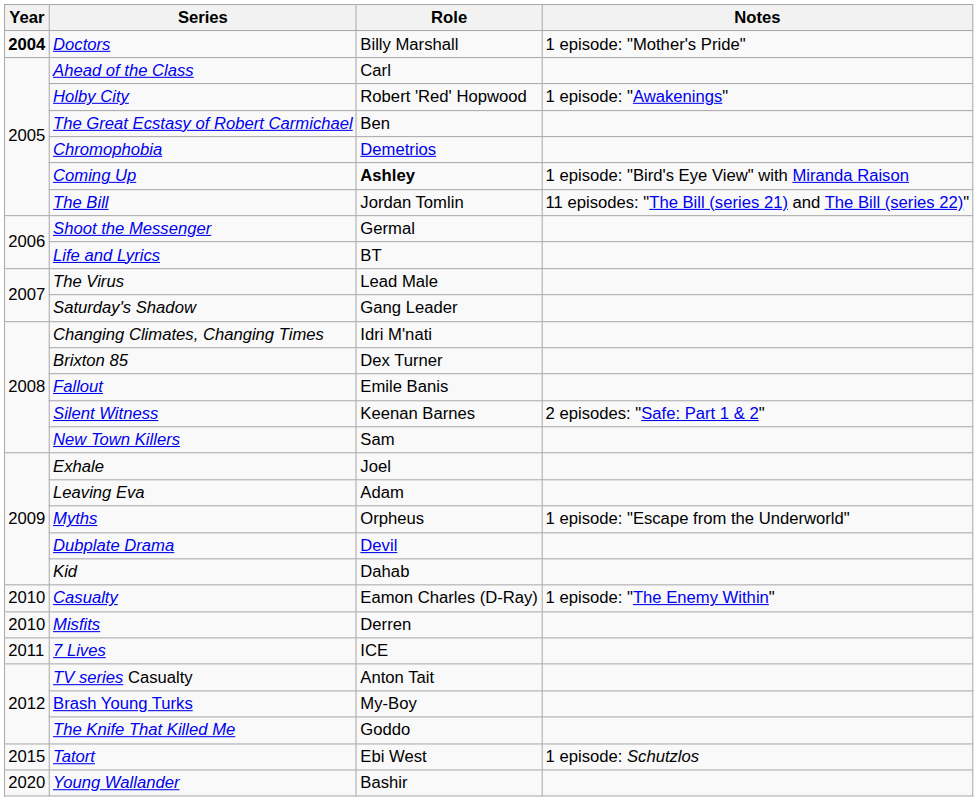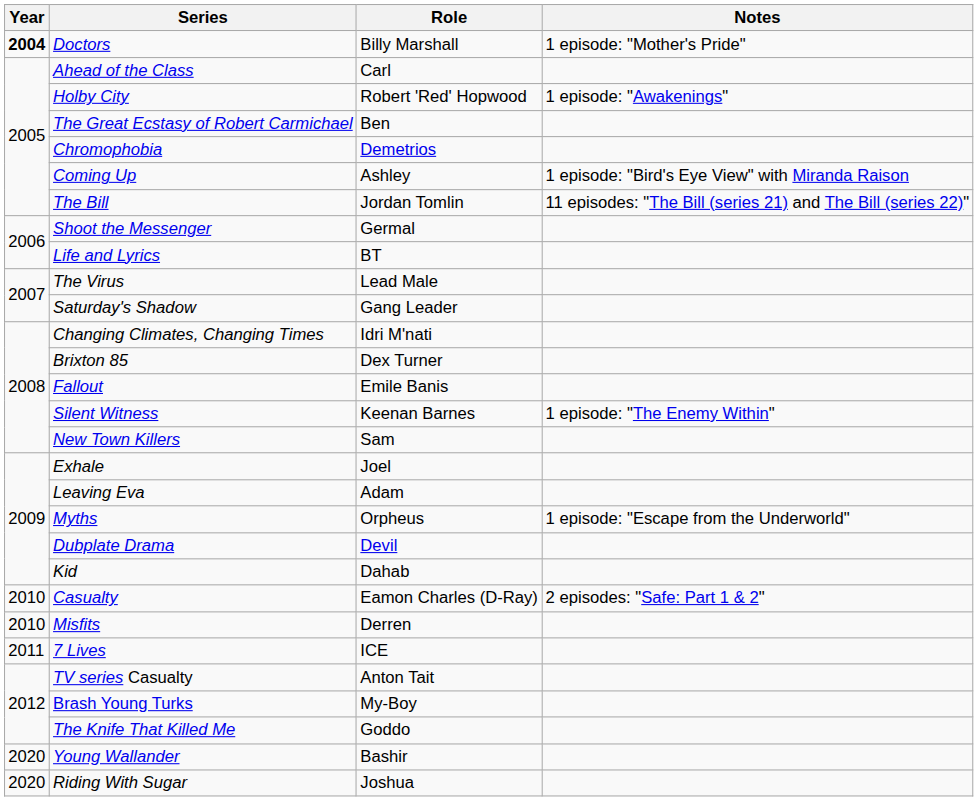(388, 176) bold -> (385, 176) normal
(655, 413) 2 episodes: "Safe: Part 1 & 2" -> (660, 413) 1 episode: "The Enemy Within"
(660, 598) 1 episode: "The Enemy Within" -> (655, 598) 2 episodes: "Safe: Part 1 & 2"
- row: (74, 756)
+ row: (120, 783)
